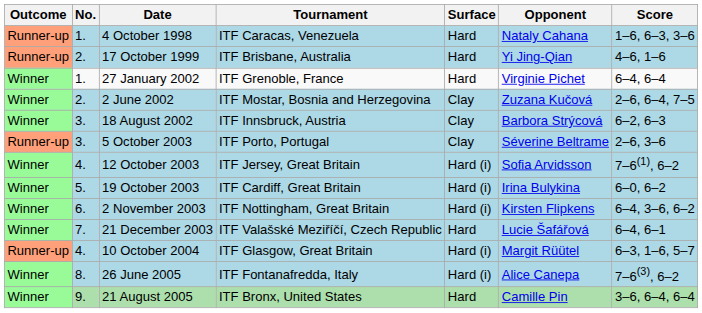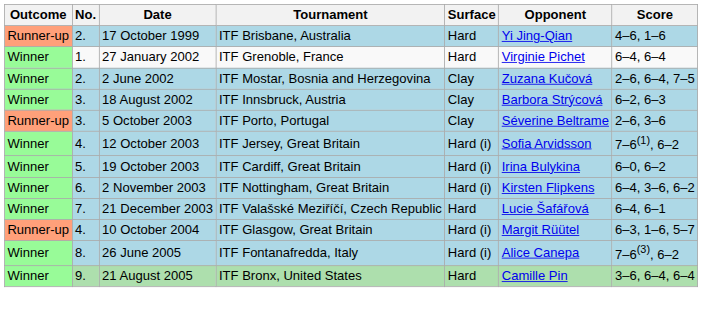- row: (147, 35)
